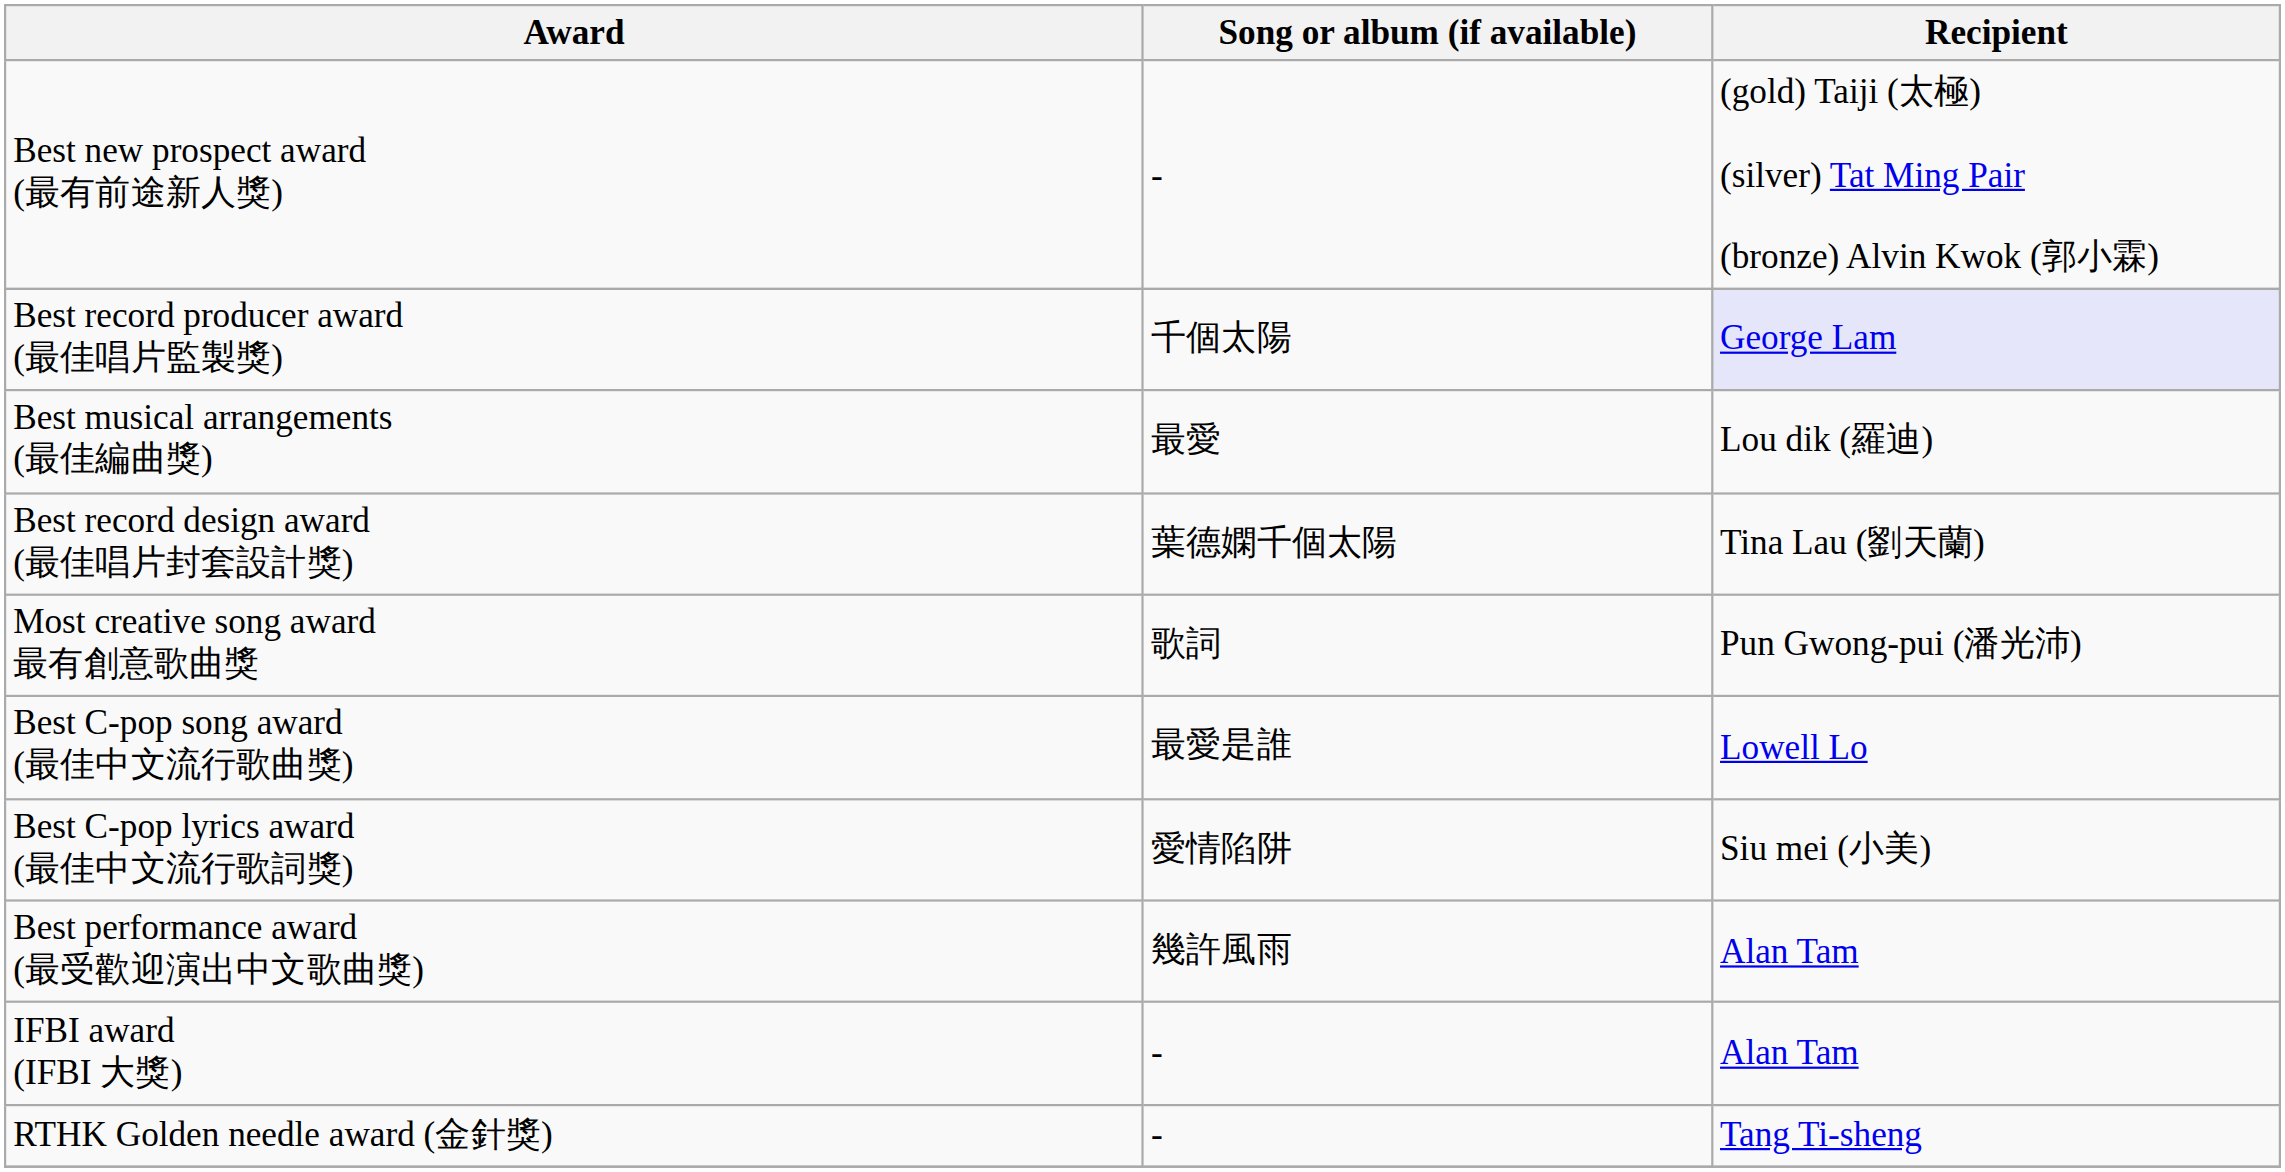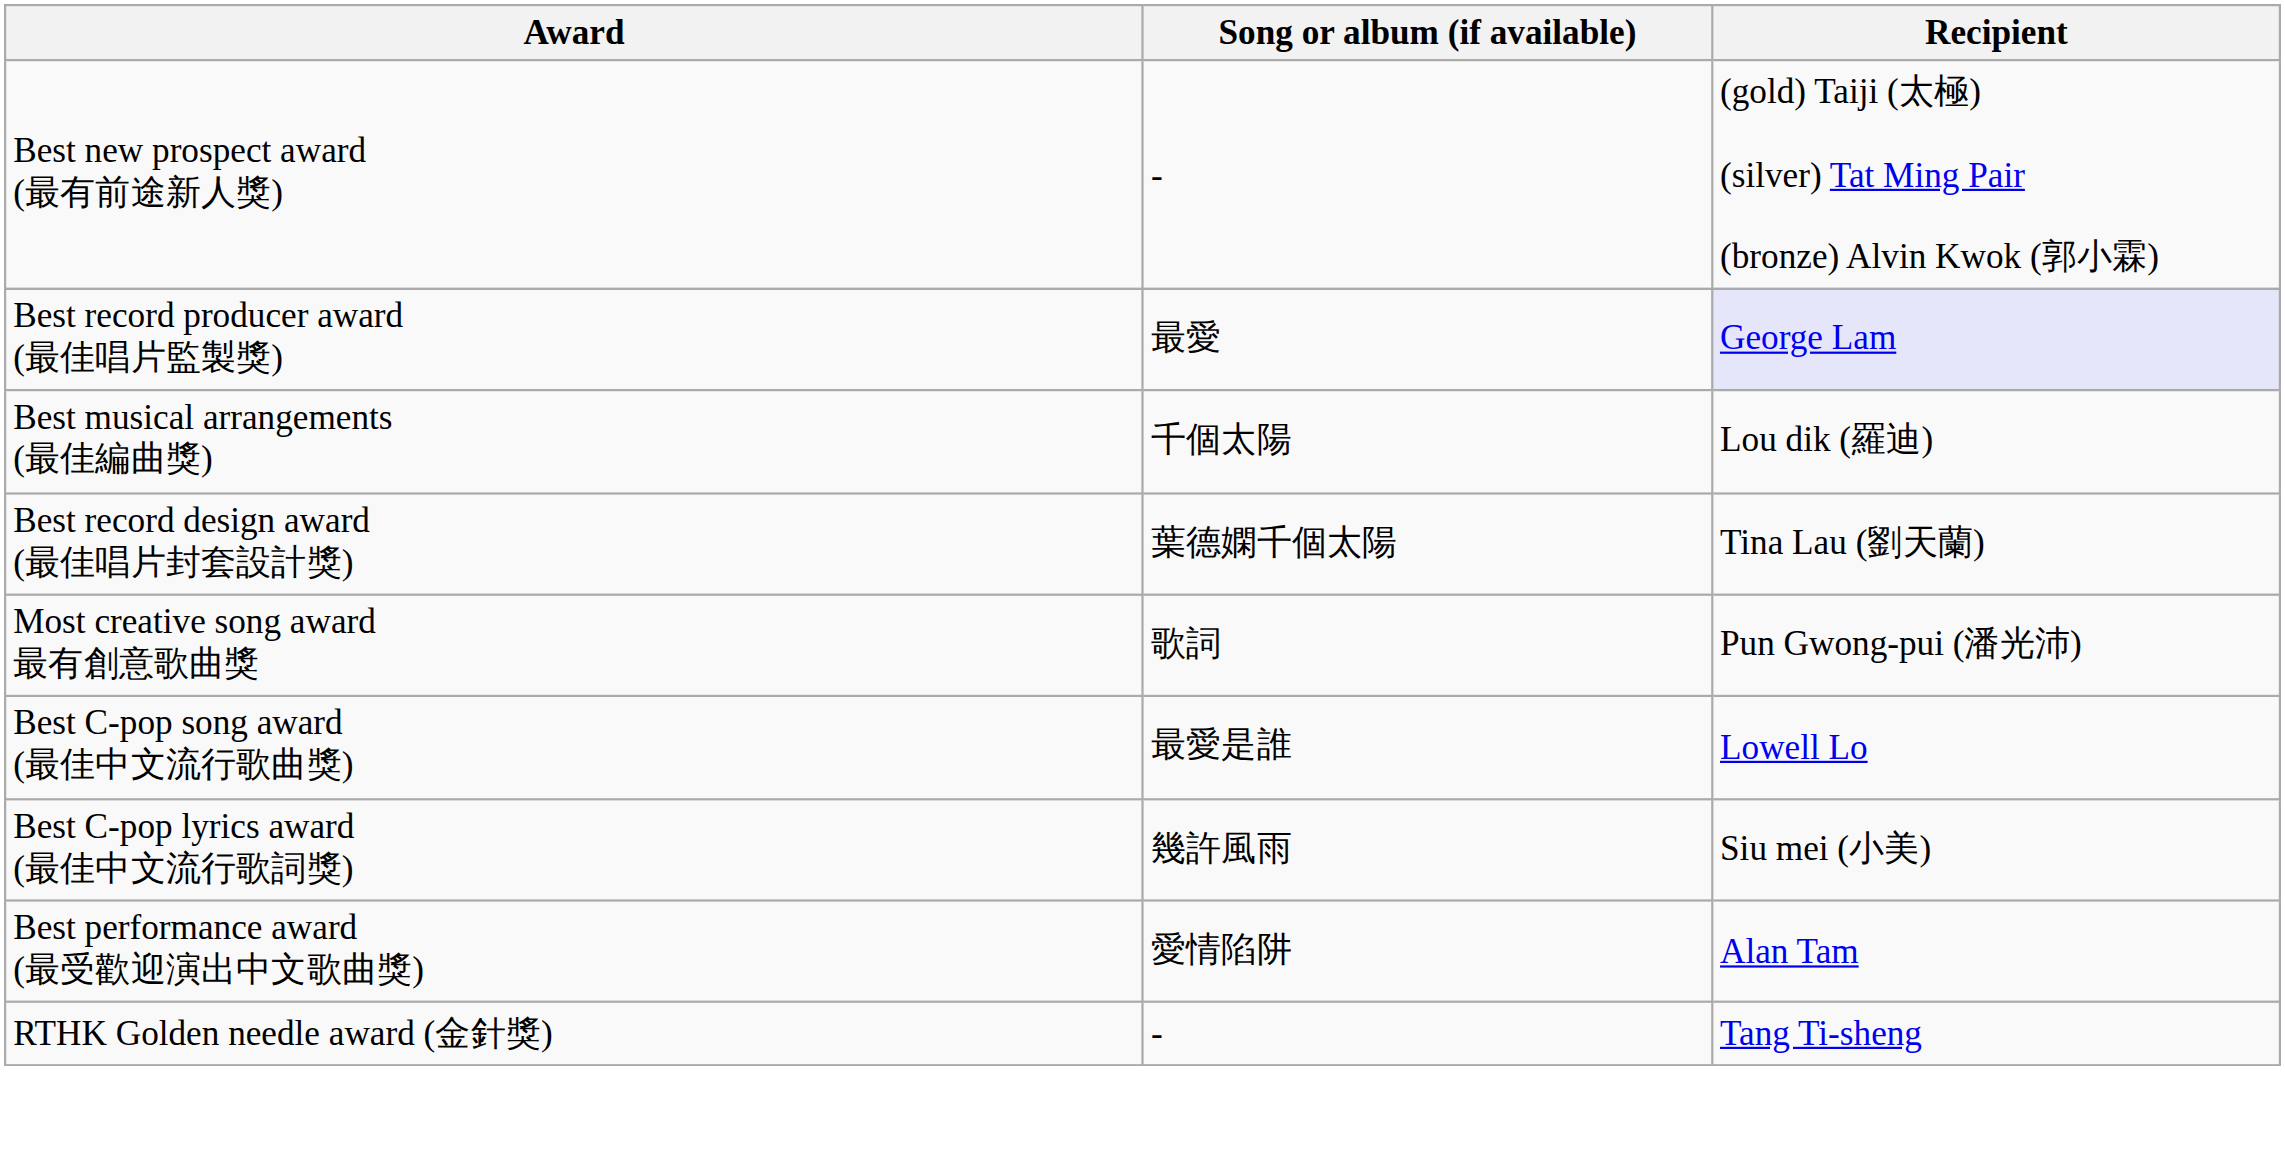(1221, 337) 千個太陽 -> (1186, 337) 最愛
(1186, 439) 最愛 -> (1221, 439) 千個太陽
(1221, 847) 愛情陷阱 -> (1221, 847) 幾許風雨
(1221, 949) 幾許風雨 -> (1221, 949) 愛情陷阱
- row: (98, 1050)
